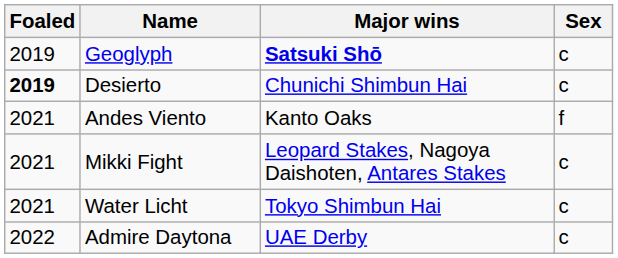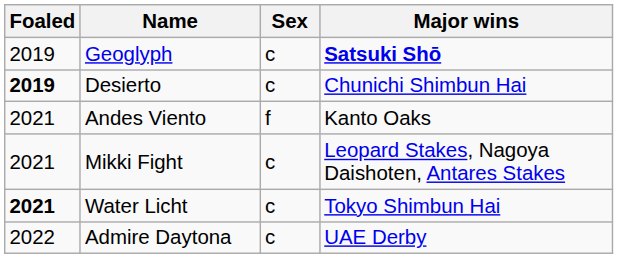columns swapped: (583, 21) <-> (407, 21)
(32, 205) normal -> (32, 205) bold
